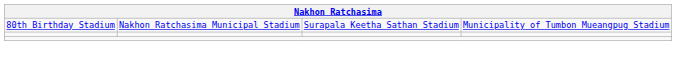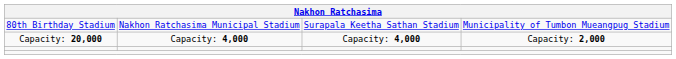+ row: (61, 39)
